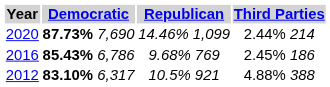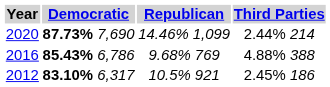(279, 55) 2.45% 186 -> (279, 55) 4.88% 388
(279, 75) 4.88% 388 -> (279, 75) 2.45% 186
